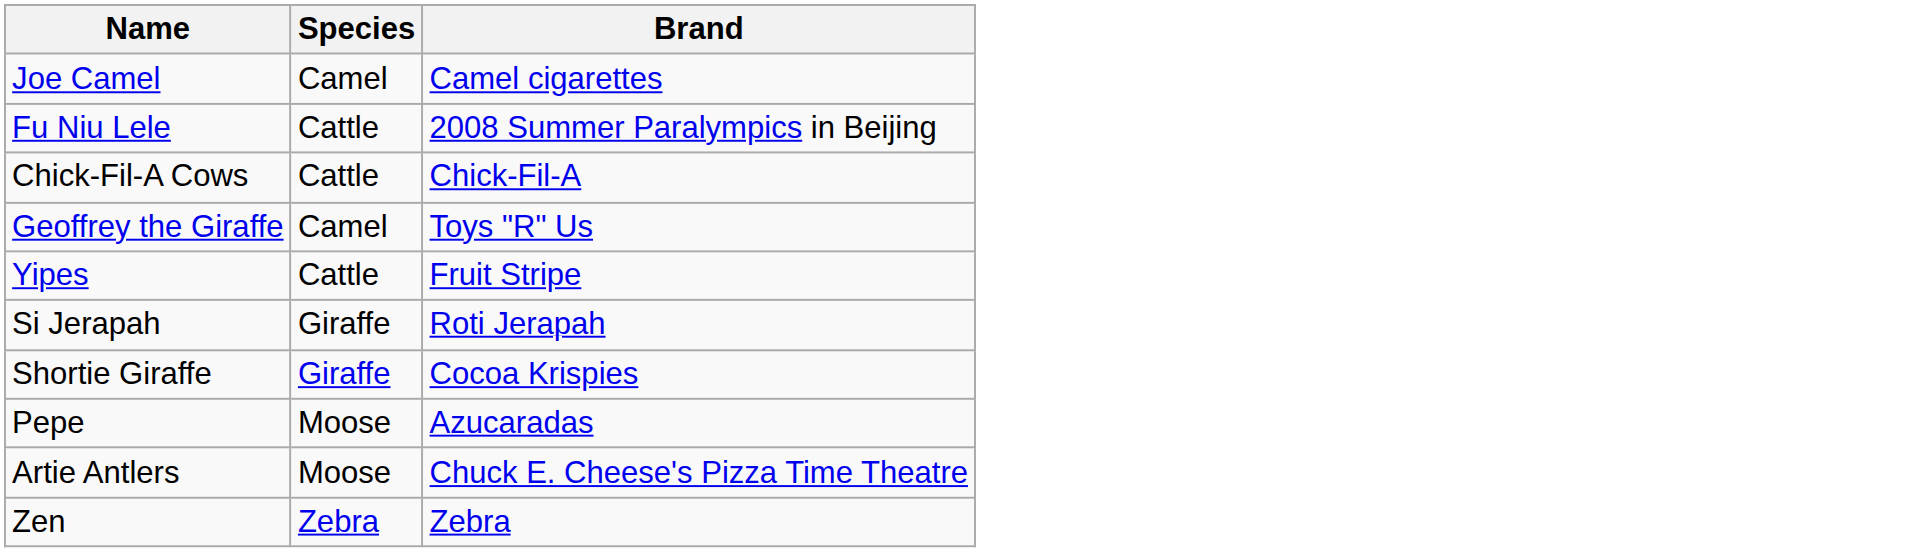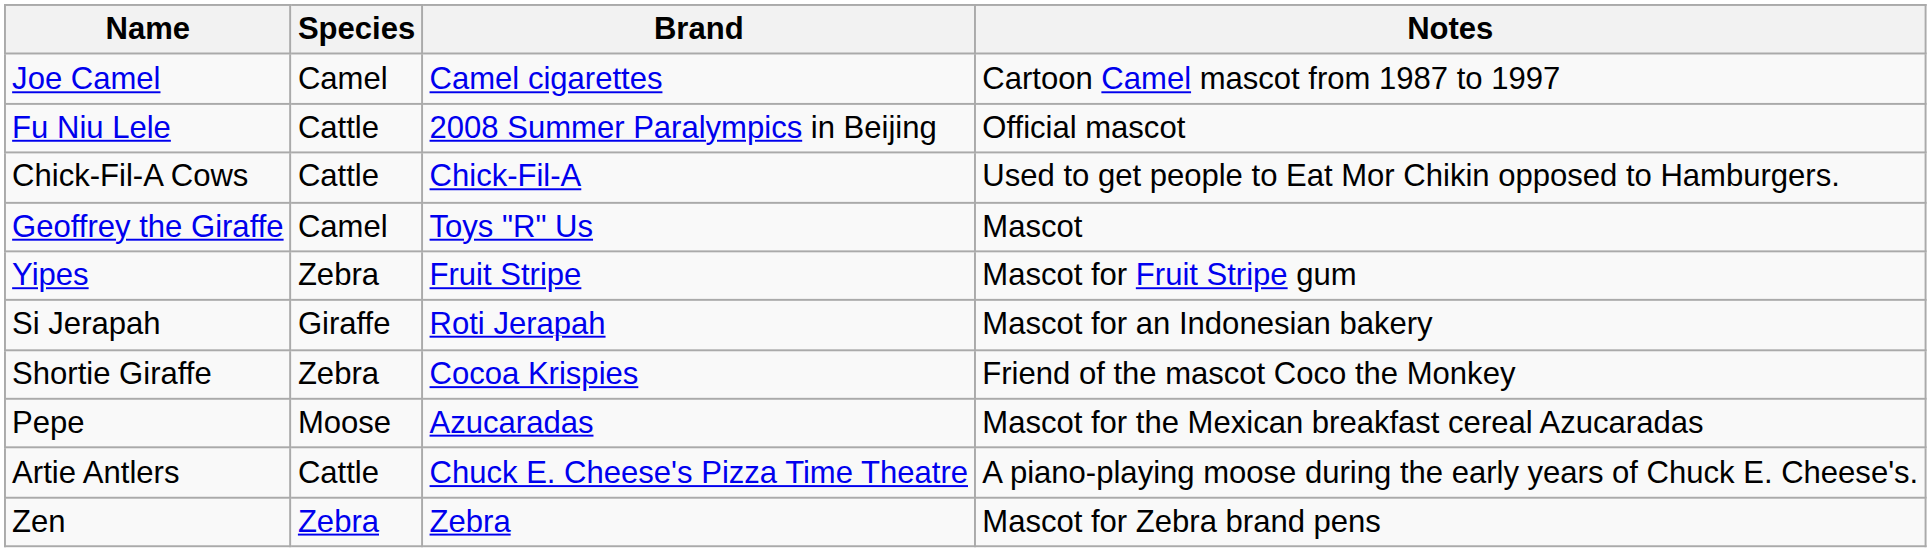+ column: (1450, 29)
(338, 275) Cattle -> (338, 275) Zebra
(344, 373) Giraffe -> (338, 373) Zebra
(345, 472) Moose -> (338, 472) Cattle
